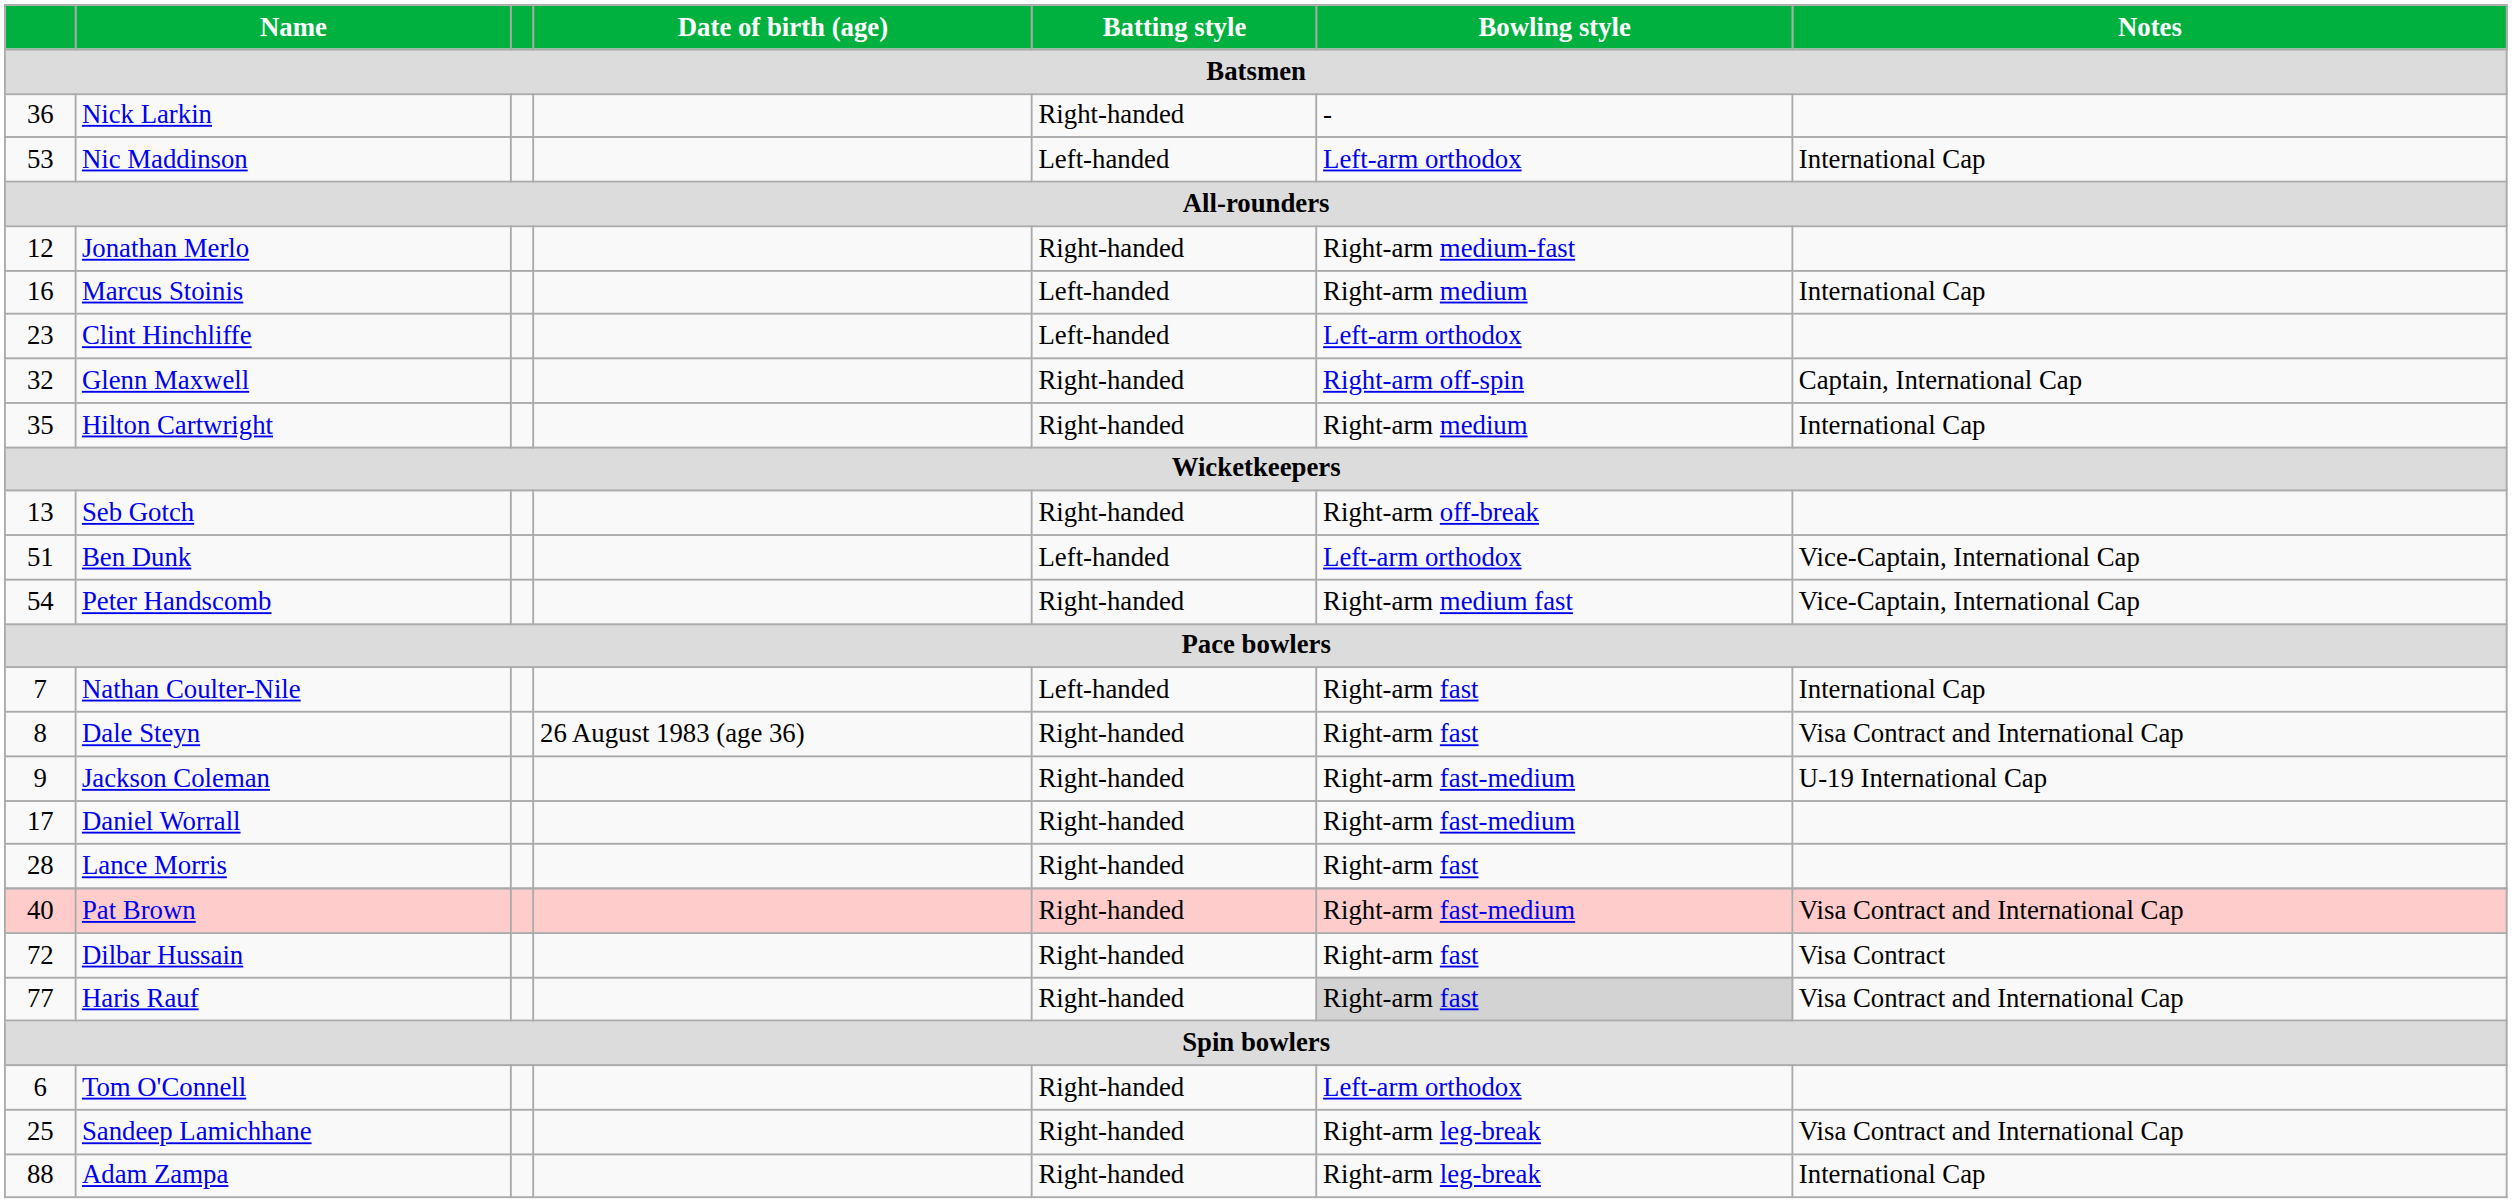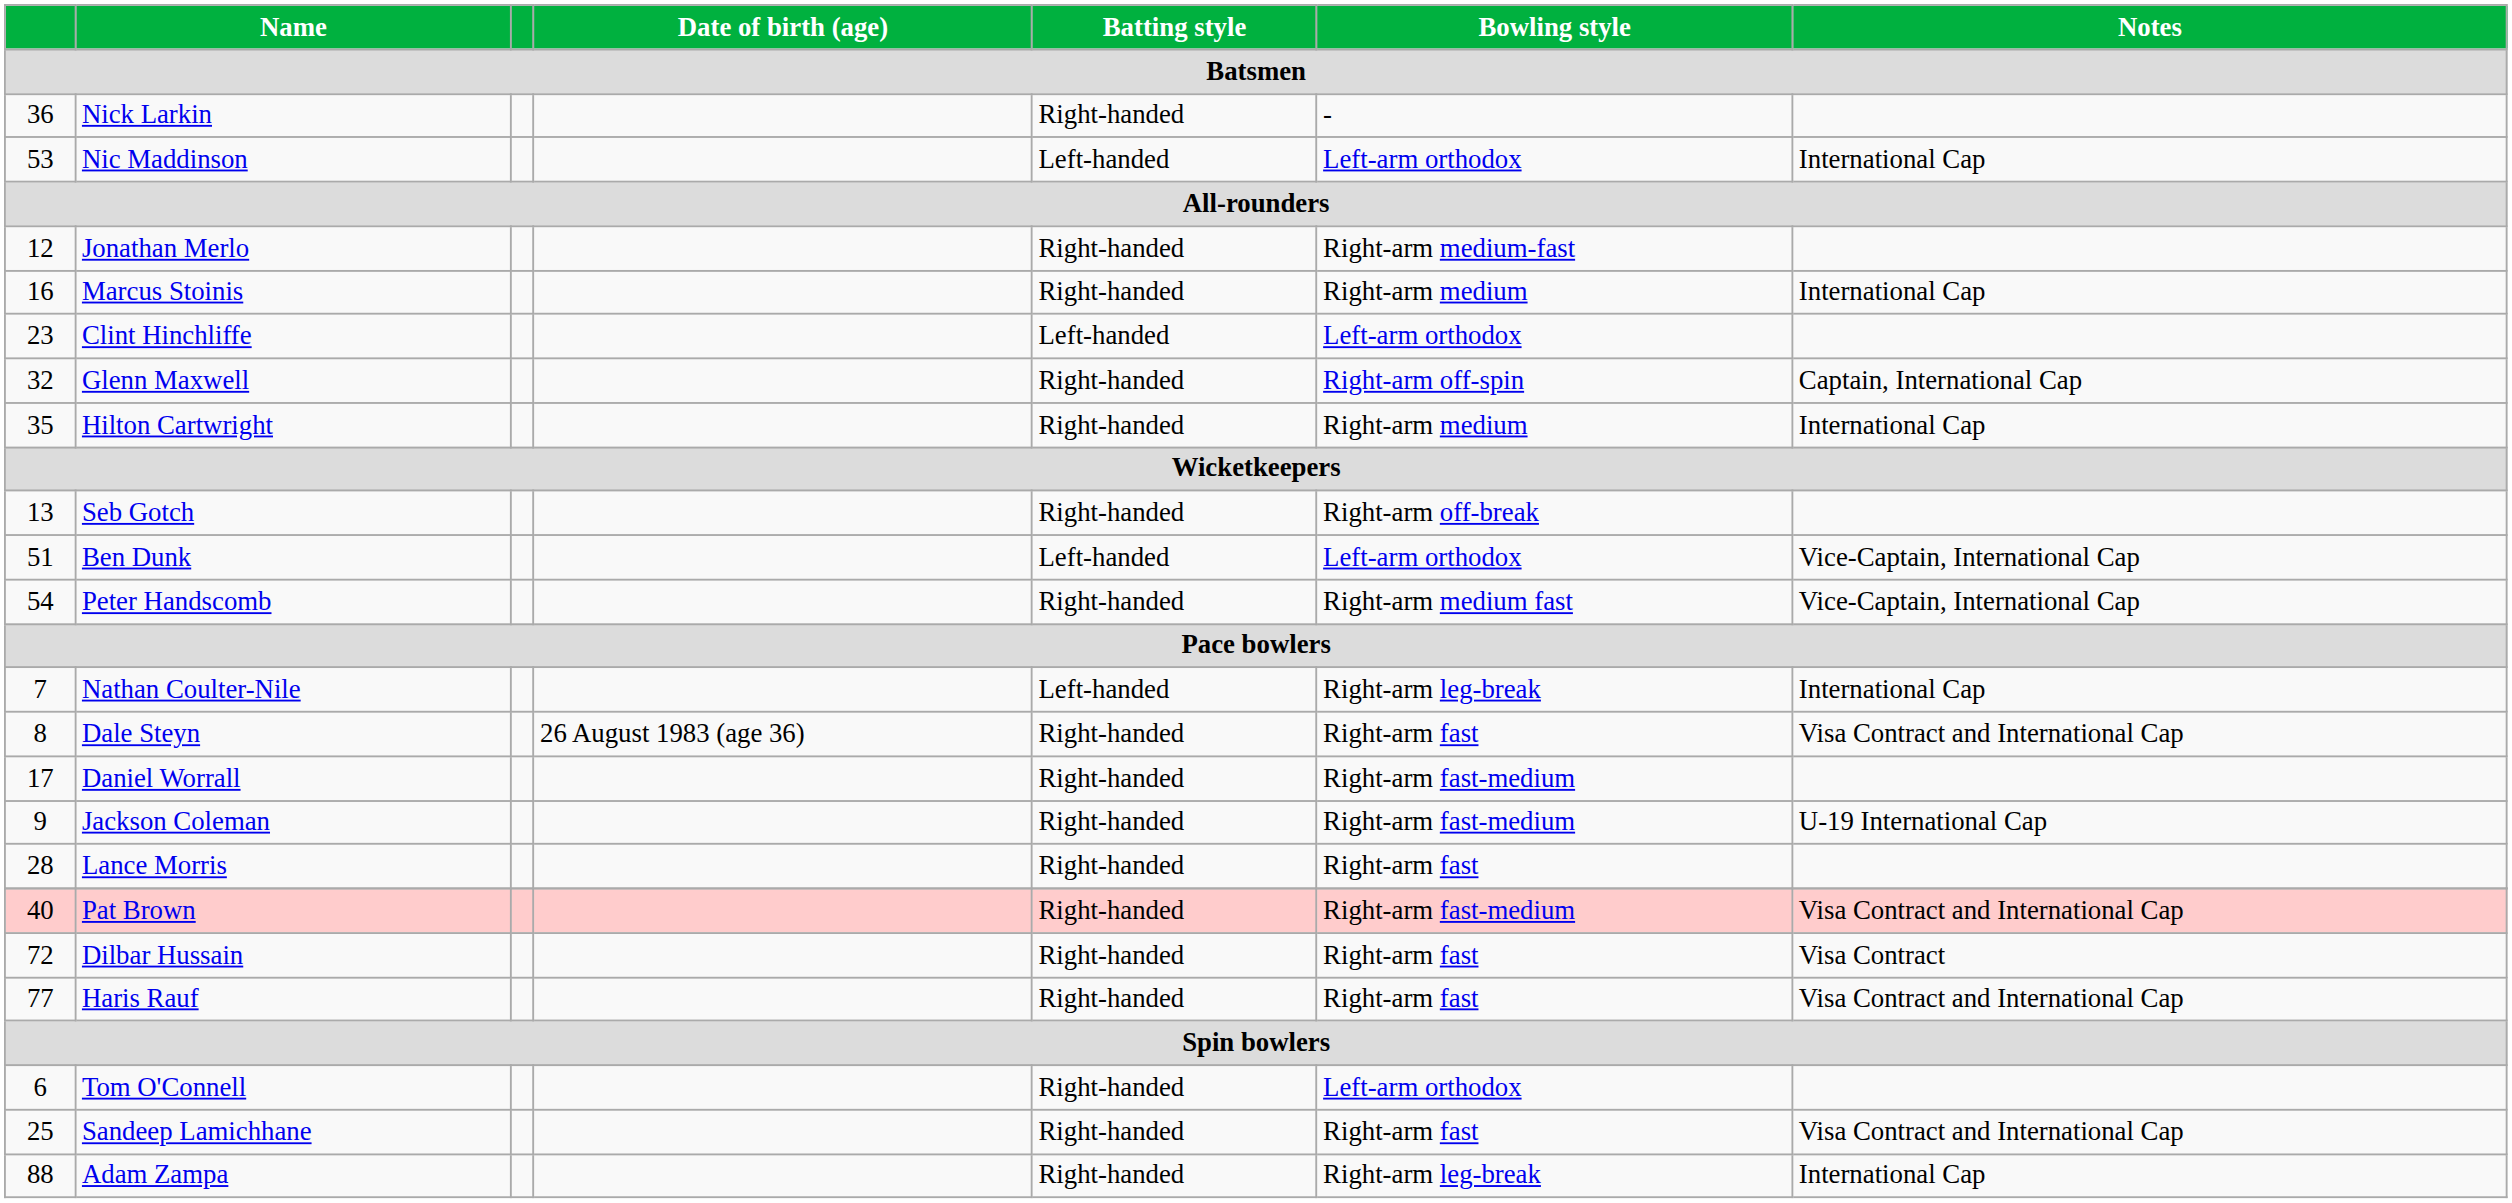(1104, 292) Left-handed -> (1111, 292) Right-handed
(1401, 689) Right-arm fast -> (1432, 689) Right-arm leg-break
rows swapped: (176, 777) <-> (161, 822)
(1401, 998) lightgrey background -> (1401, 998) no background
(1432, 1131) Right-arm leg-break -> (1401, 1131) Right-arm fast
